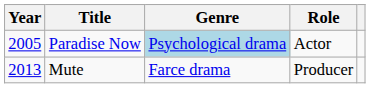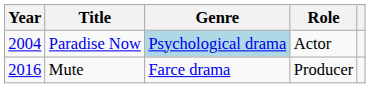(25, 43) 2005 -> (25, 43) 2004
(25, 69) 2013 -> (25, 69) 2016
